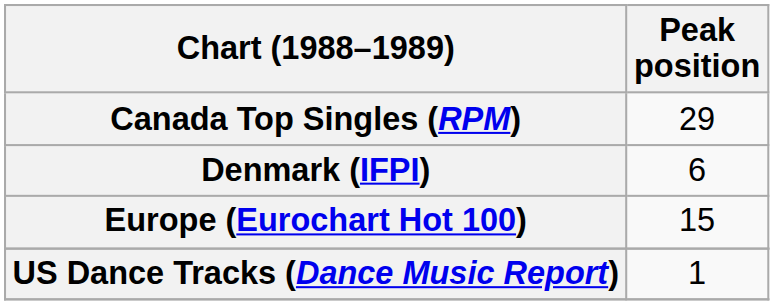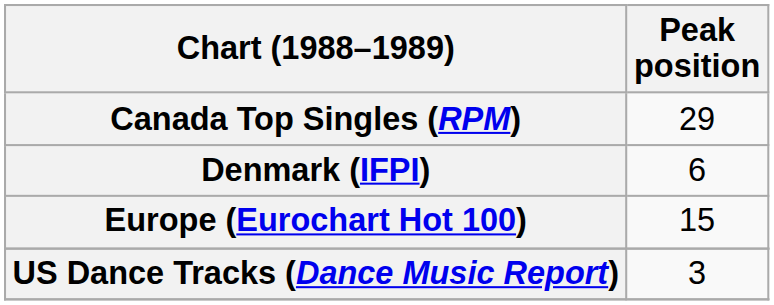(697, 272) 1 -> (697, 272) 3
